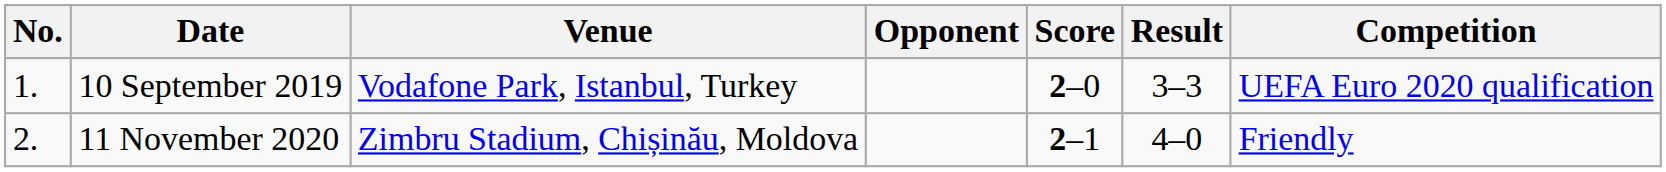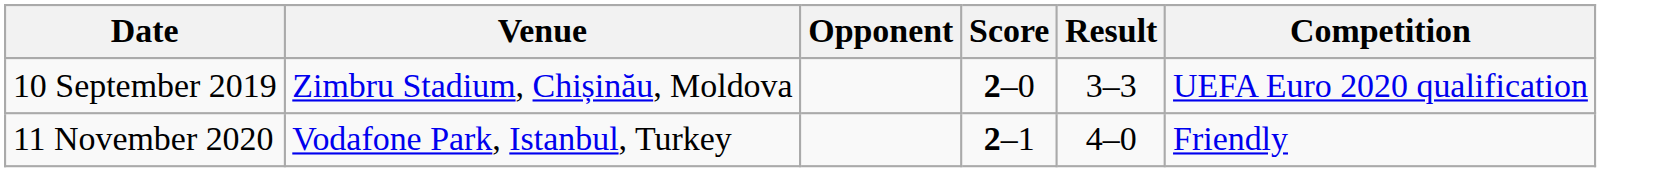- column: (38, 31)
(578, 85) Vodafone Park, Istanbul, Turkey -> (542, 85) Zimbru Stadium, Chișinău, Moldova
(608, 138) Zimbru Stadium, Chișinău, Moldova -> (512, 138) Vodafone Park, Istanbul, Turkey
